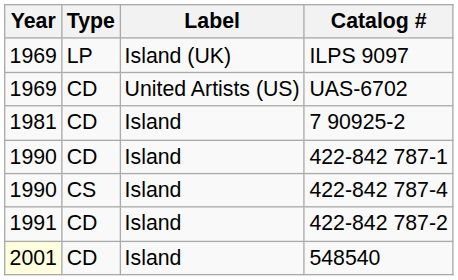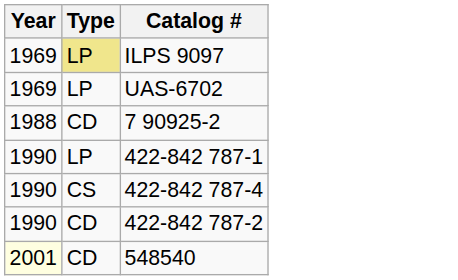- column: (212, 21)
(80, 55) no background -> (80, 55) khaki background
(82, 88) CD -> (80, 88) LP
(33, 122) 1981 -> (33, 122) 1988
(82, 156) CD -> (80, 156) LP
(33, 223) 1991 -> (33, 223) 1990
